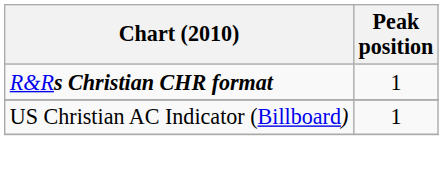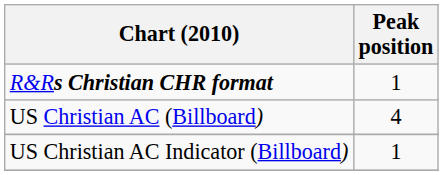+ row: (136, 116)
